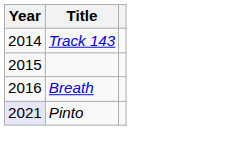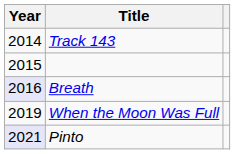(25, 88) no background -> (25, 88) lavender background
+ row: (134, 112)
